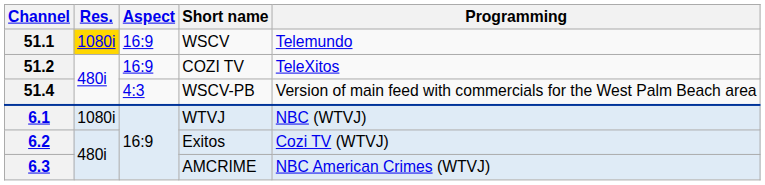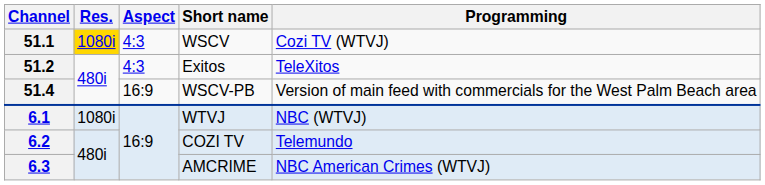(138, 41) 16:9 -> (134, 41) 4:3
(314, 41) Telemundo -> (332, 41) Cozi TV (WTVJ)
(138, 66) 16:9 -> (134, 66) 4:3
(213, 66) COZI TV -> (204, 66) Exitos
(134, 91) 4:3 -> (138, 91) 16:9
(204, 142) Exitos -> (213, 142) COZI TV
(332, 142) Cozi TV (WTVJ) -> (314, 142) Telemundo
